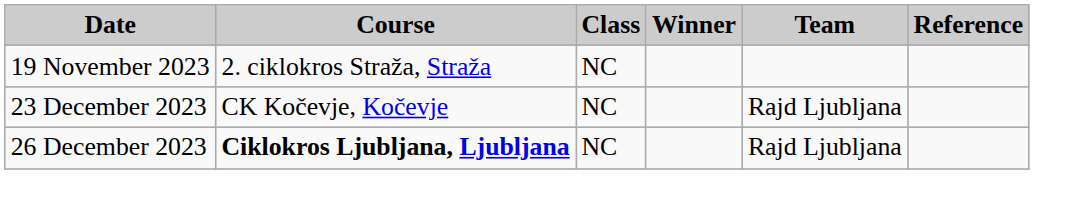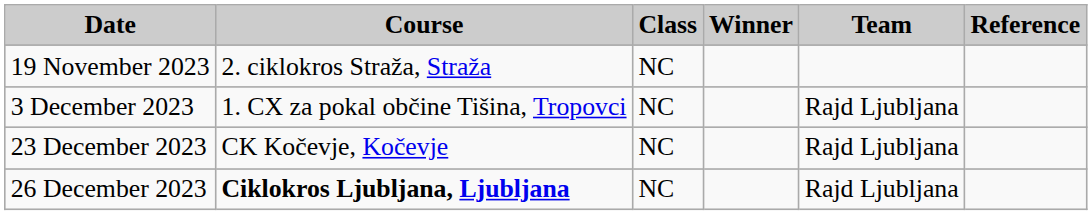+ row: (102, 106)
